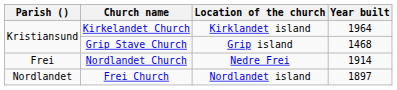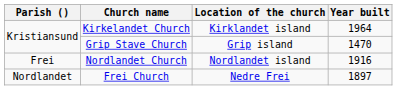(360, 45) 1468 -> (360, 45) 1470
(260, 61) Nedre Frei -> (260, 61) Nordlandet island
(360, 61) 1914 -> (360, 61) 1916
(260, 77) Nordlandet island -> (260, 77) Nedre Frei
